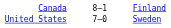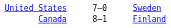rows swapped: (36, 19) <-> (53, 8)
